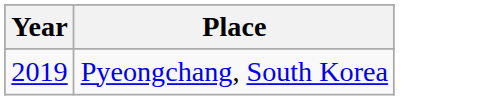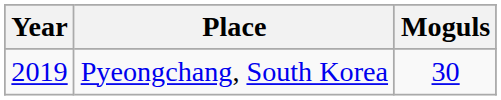+ column: (446, 26)
